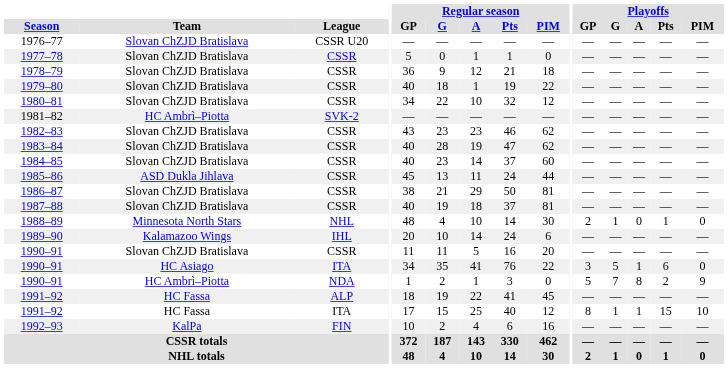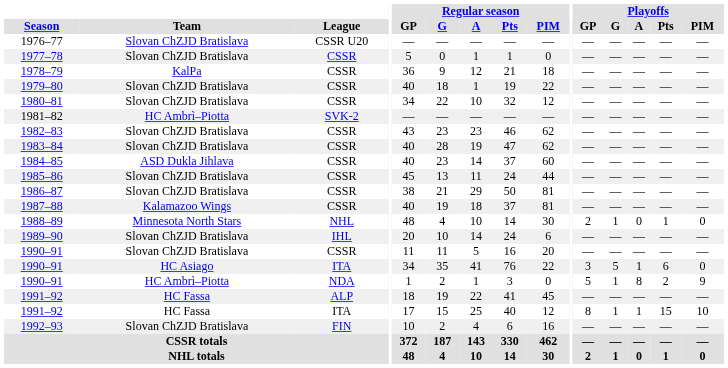(187, 71) Slovan ChZJD Bratislava -> (187, 71) KalPa
(187, 161) Slovan ChZJD Bratislava -> (187, 161) ASD Dukla Jihlava
(187, 176) ASD Dukla Jihlava -> (187, 176) Slovan ChZJD Bratislava
(187, 206) Slovan ChZJD Bratislava -> (187, 206) Kalamazoo Wings
(187, 236) Kalamazoo Wings -> (187, 236) Slovan ChZJD Bratislava
(615, 281) 7 -> (615, 281) 1
(187, 326) KalPa -> (187, 326) Slovan ChZJD Bratislava
